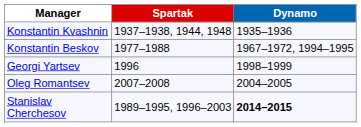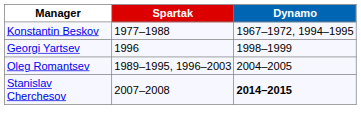- row: (57, 31)
(142, 83) 2007–2008 -> (173, 66) 1989–1995, 1996–2003
(173, 107) 1989–1995, 1996–2003 -> (142, 89) 2007–2008
